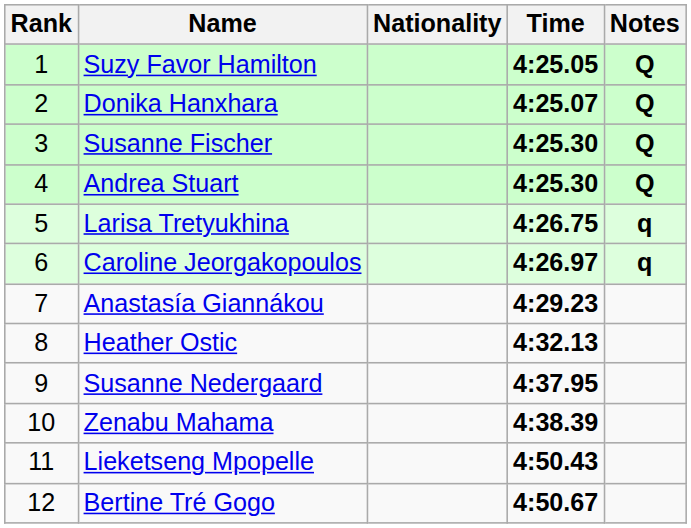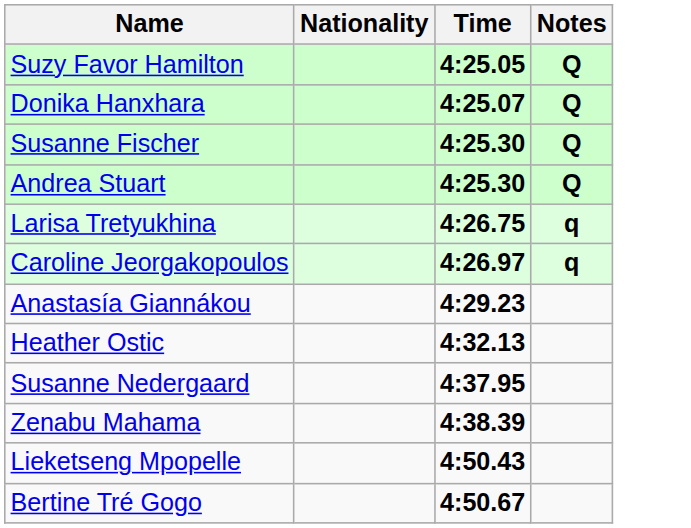- column: (41, 24)
